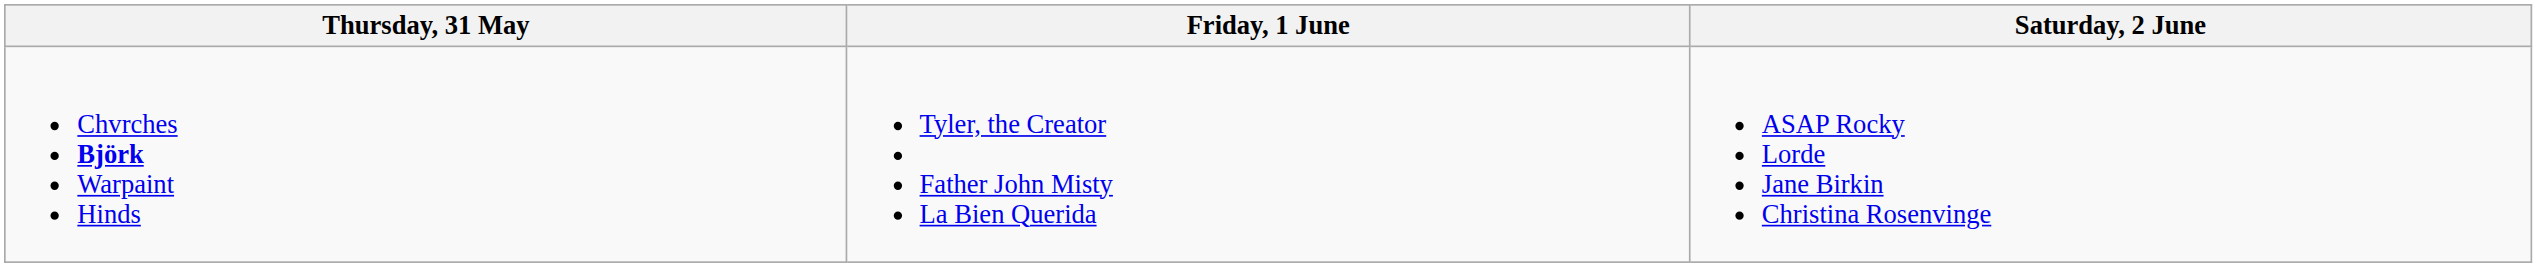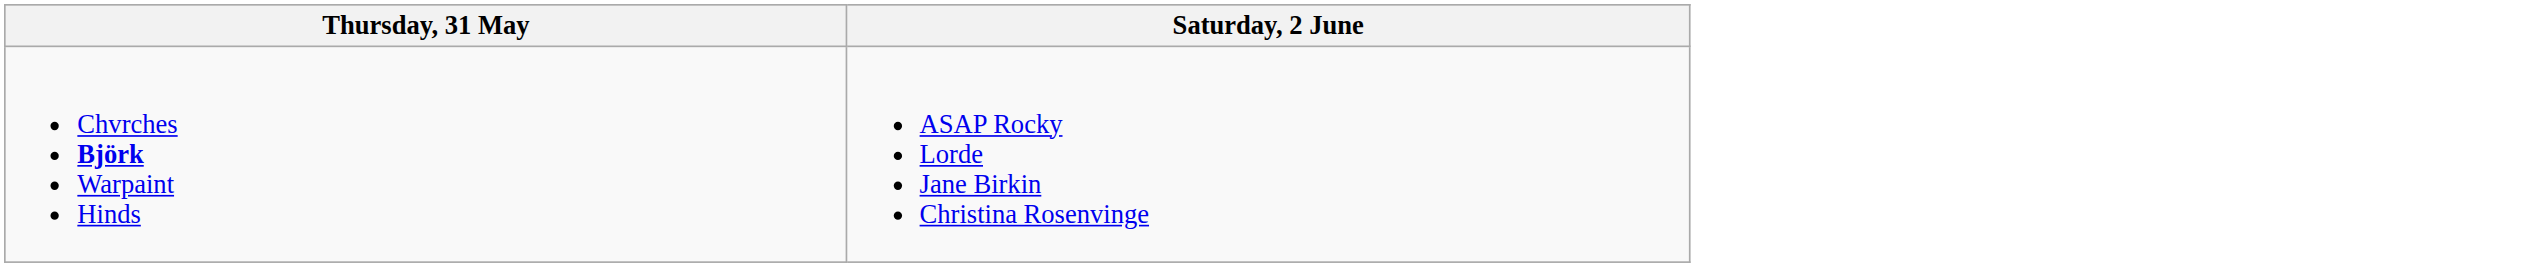- column: (1268, 25)
